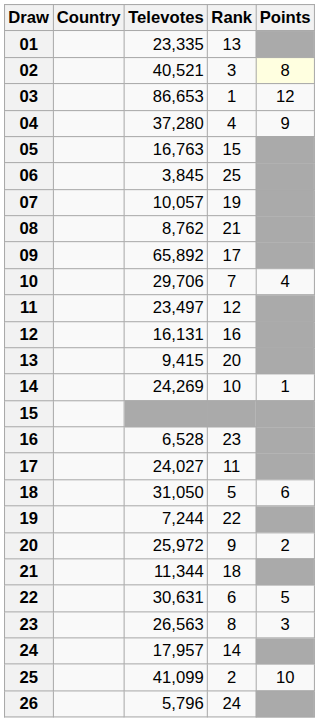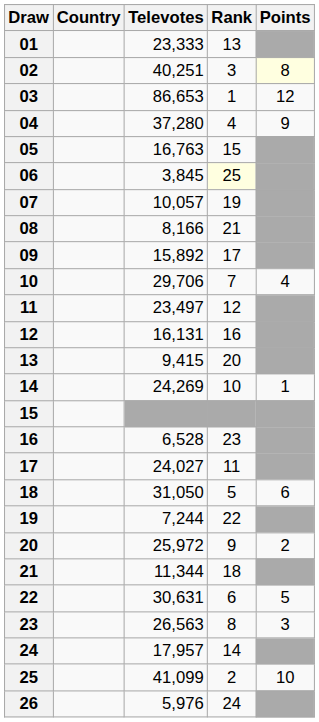(178, 44) 23,335 -> (178, 44) 23,333
(178, 70) 40,521 -> (178, 70) 40,251
(232, 176) no background -> (232, 176) lightyellow background
(183, 228) 8,762 -> (183, 228) 8,166
(178, 255) 65,892 -> (178, 255) 15,892
(183, 703) 5,796 -> (183, 703) 5,976
